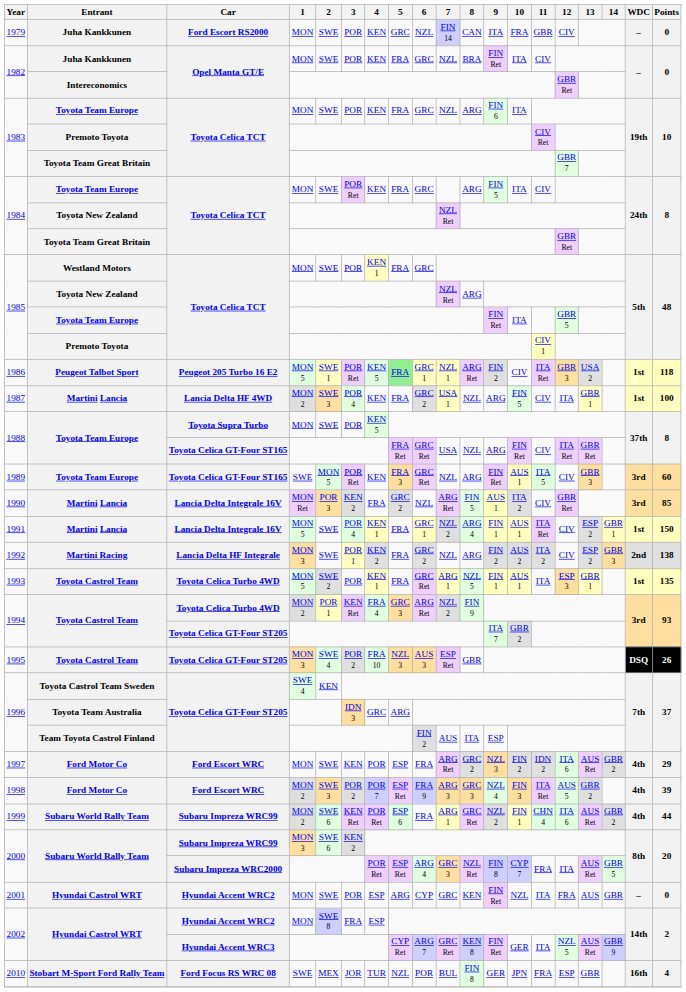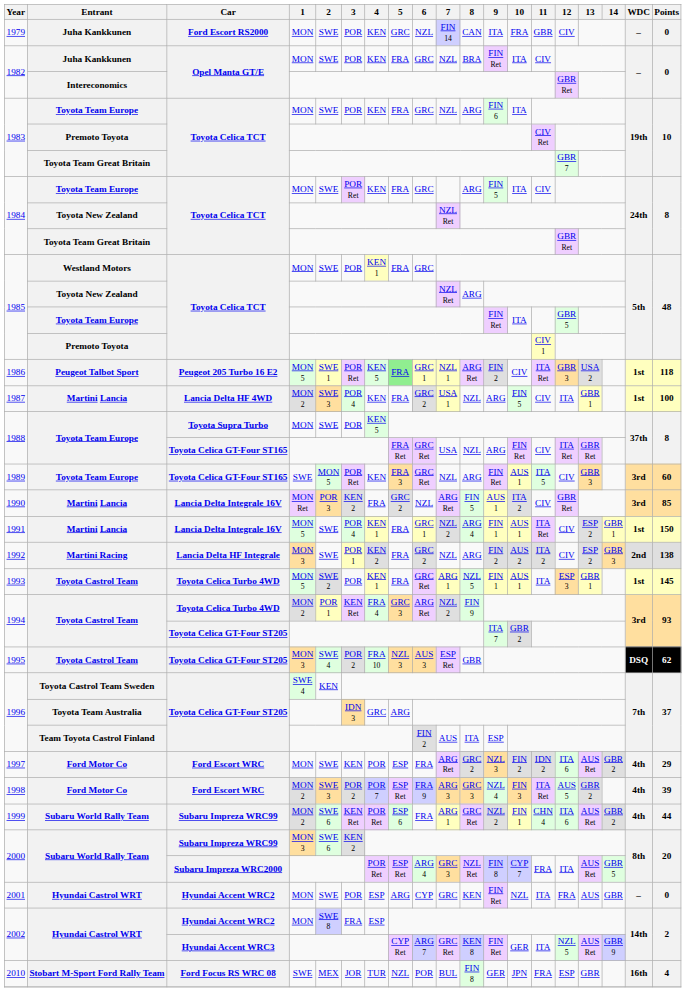(667, 581) 135 -> (667, 581) 145
(667, 659) 26 -> (667, 659) 62
